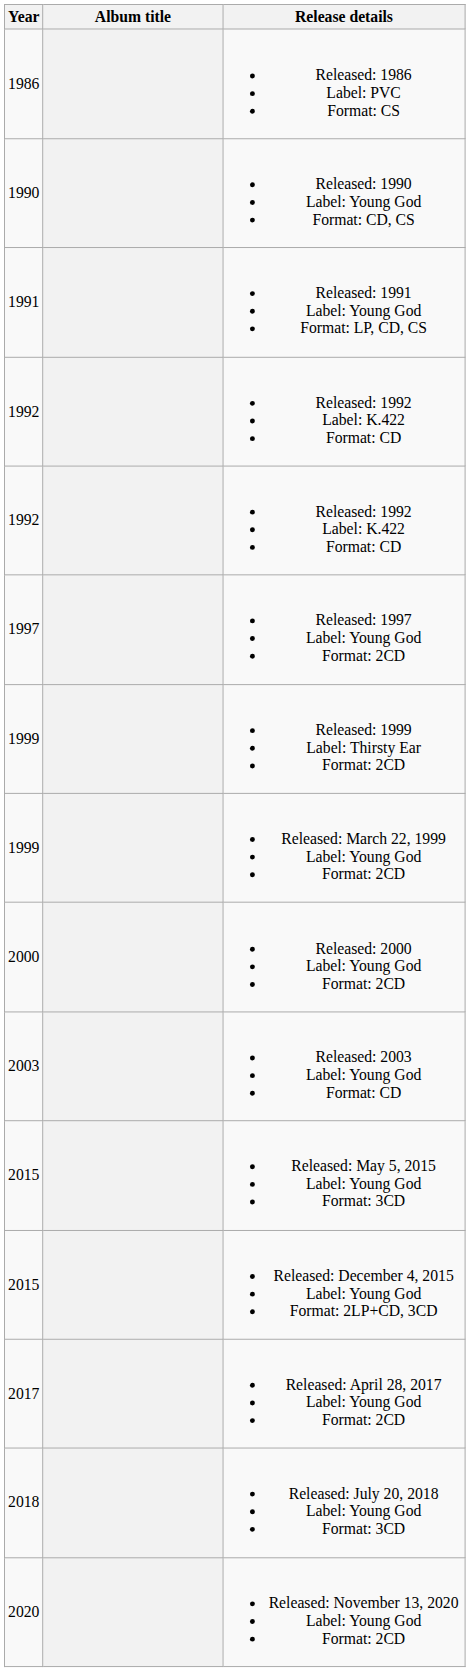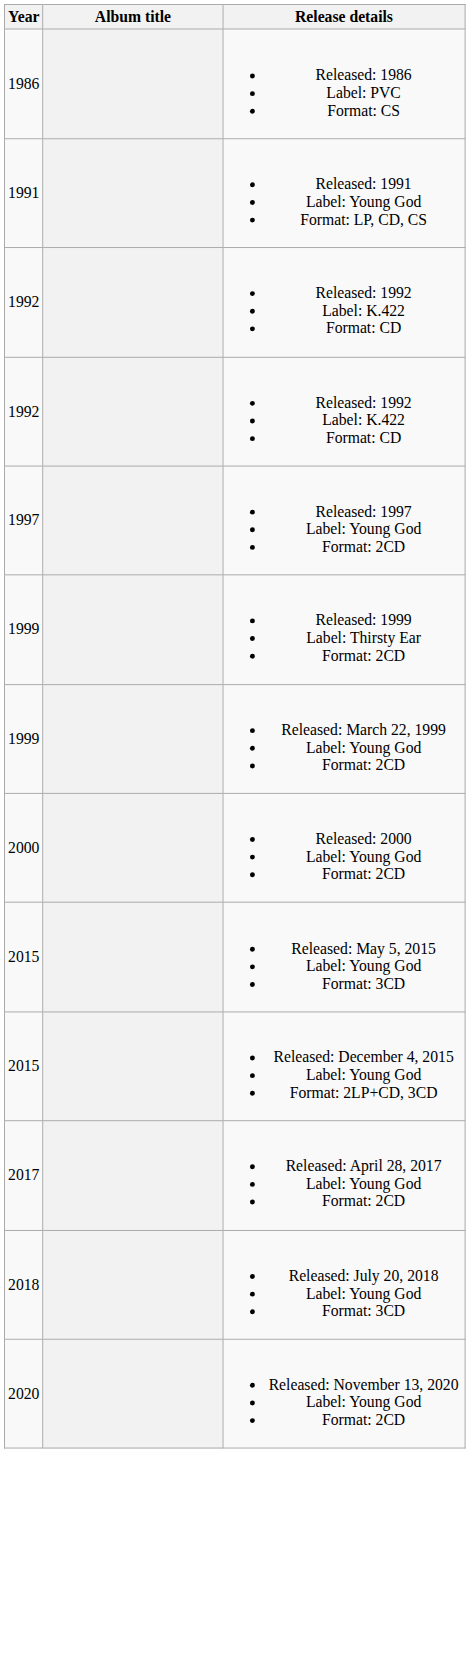- row: (24, 193)
- row: (24, 1066)
